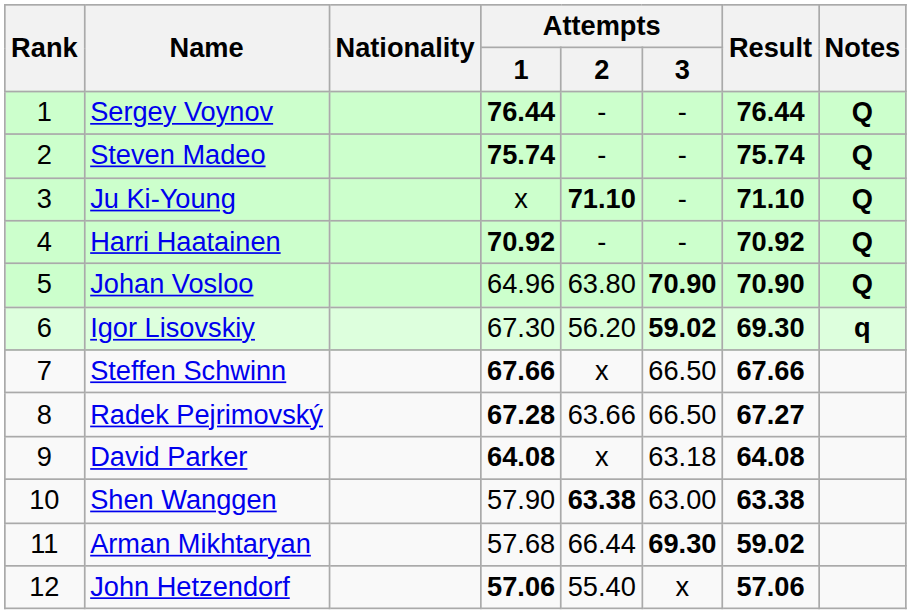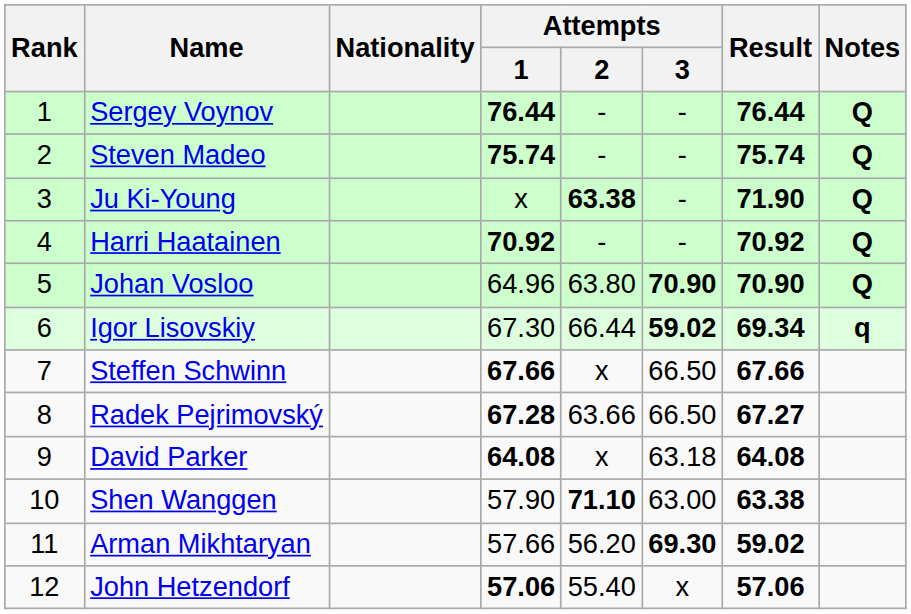(602, 198) 71.10 -> (602, 198) 63.38
(771, 198) 71.10 -> (771, 198) 71.90
(602, 328) 56.20 -> (602, 328) 66.44
(771, 328) 69.30 -> (771, 328) 69.34
(602, 500) 63.38 -> (602, 500) 71.10
(521, 543) 57.68 -> (521, 543) 57.66
(602, 543) 66.44 -> (602, 543) 56.20
